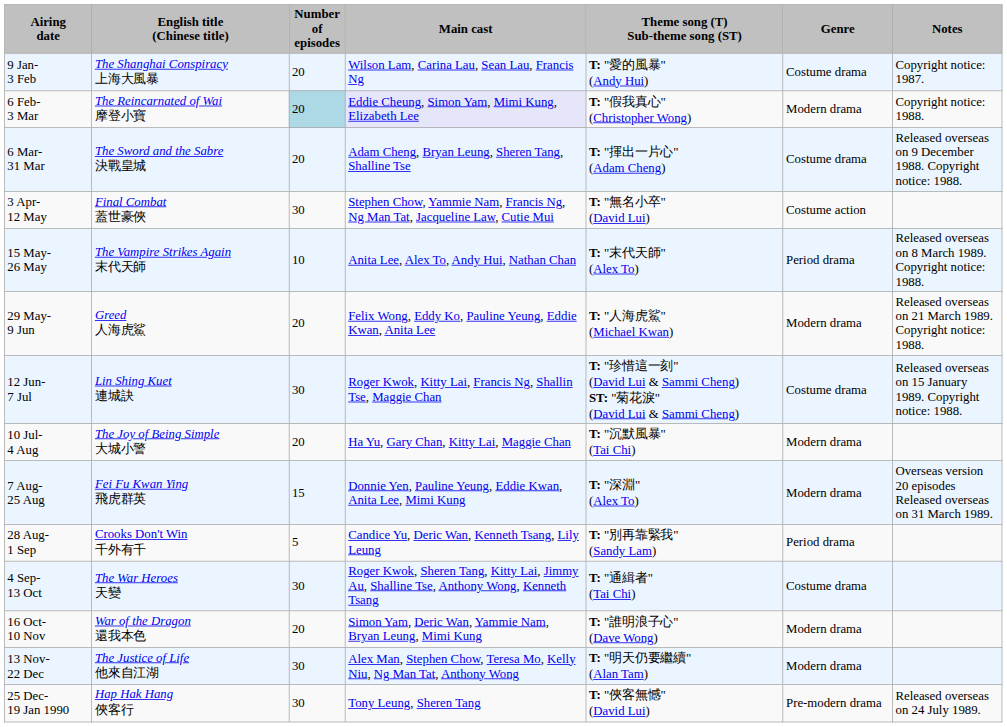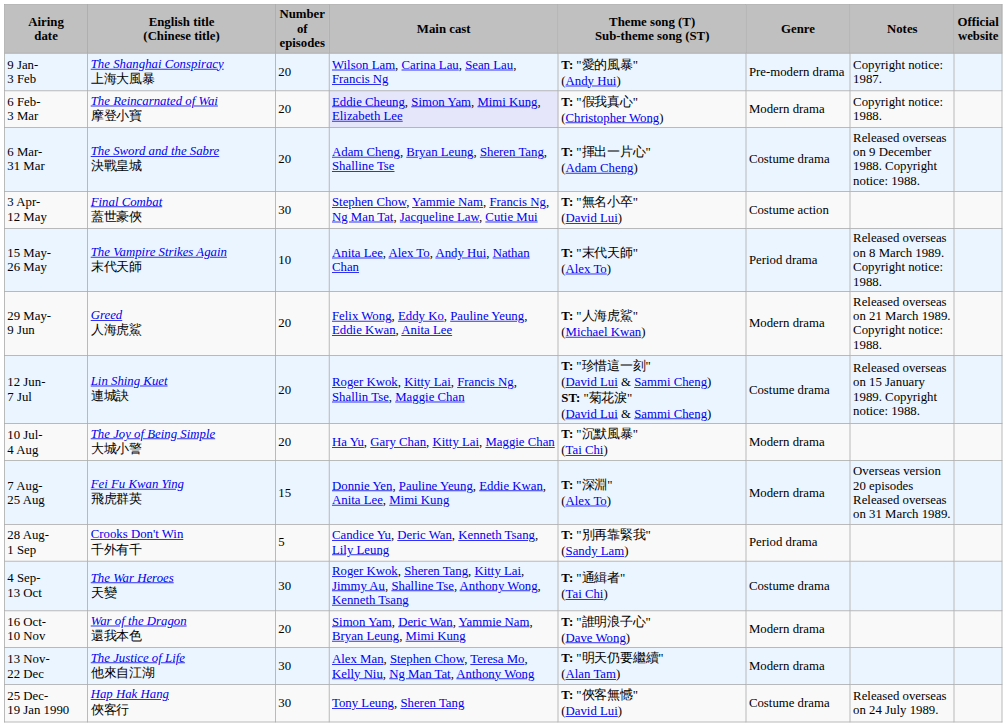+ column: (978, 29)
(826, 72) Costume drama -> (797, 72) Pre-modern drama
(298, 109) lightblue background -> (285, 109) no background
(298, 389) 30 -> (285, 389) 20
(834, 703) Pre-modern drama -> (789, 703) Costume drama
